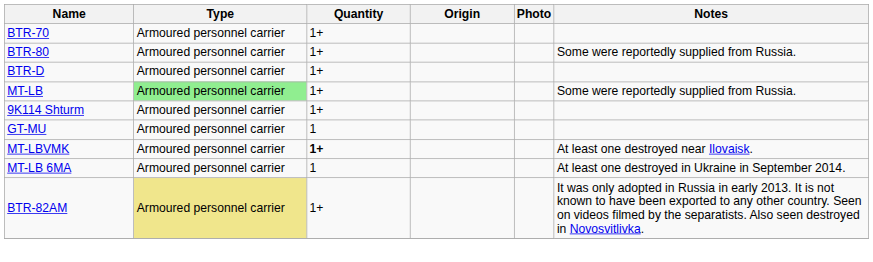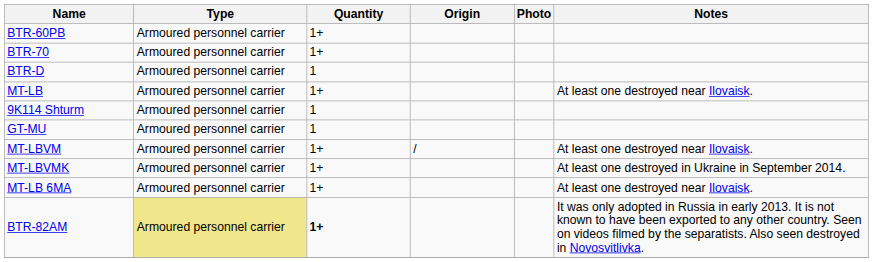+ row: (36, 33)
- row: (28, 52)
(316, 71) 1+ -> (313, 71) 1
(211, 91) lightgreen background -> (211, 91) no background
(677, 91) Some were reportedly supplied from Russia. -> (655, 91) At least one destroyed near Ilovaisk.
(316, 110) 1+ -> (313, 110) 1
+ row: (34, 149)
(316, 149) bold -> (316, 168) normal
(655, 149) At least one destroyed near Ilovaisk. -> (701, 168) At least one destroyed in Ukraine in September 2014.
(313, 168) 1 -> (316, 187) 1+
(701, 168) At least one destroyed in Ukraine in September 2014. -> (655, 187) At least one destroyed near Ilovaisk.
(316, 208) normal -> (316, 227) bold
